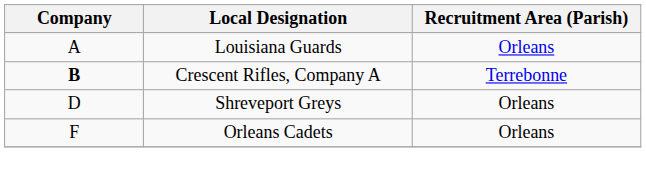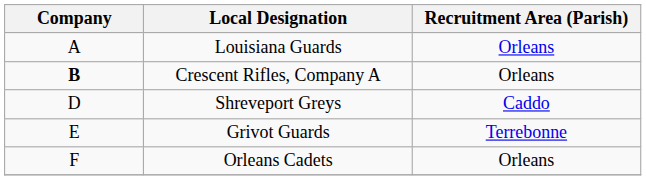(526, 75) Terrebonne -> (526, 75) Orleans
(526, 103) Orleans -> (526, 103) Caddo
+ row: (278, 132)
